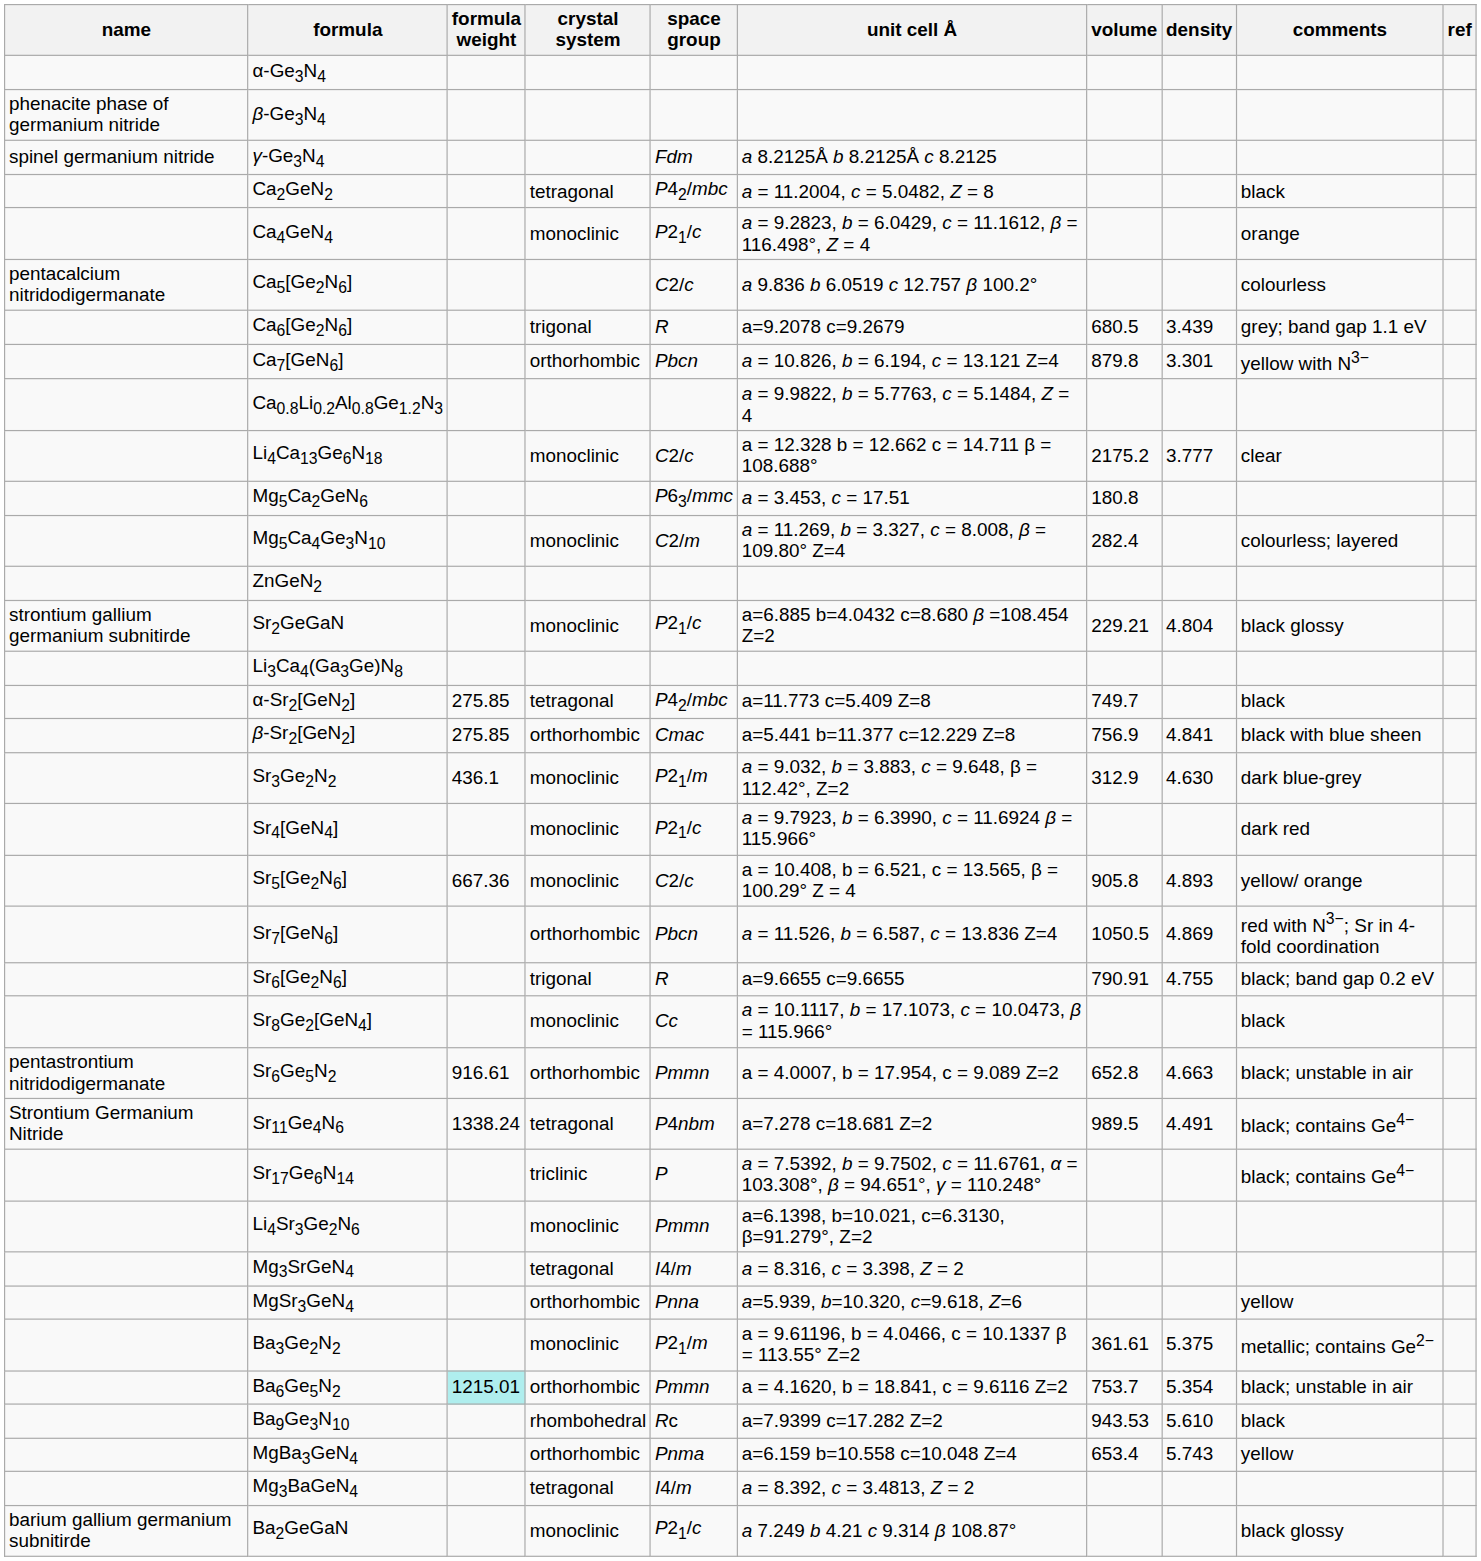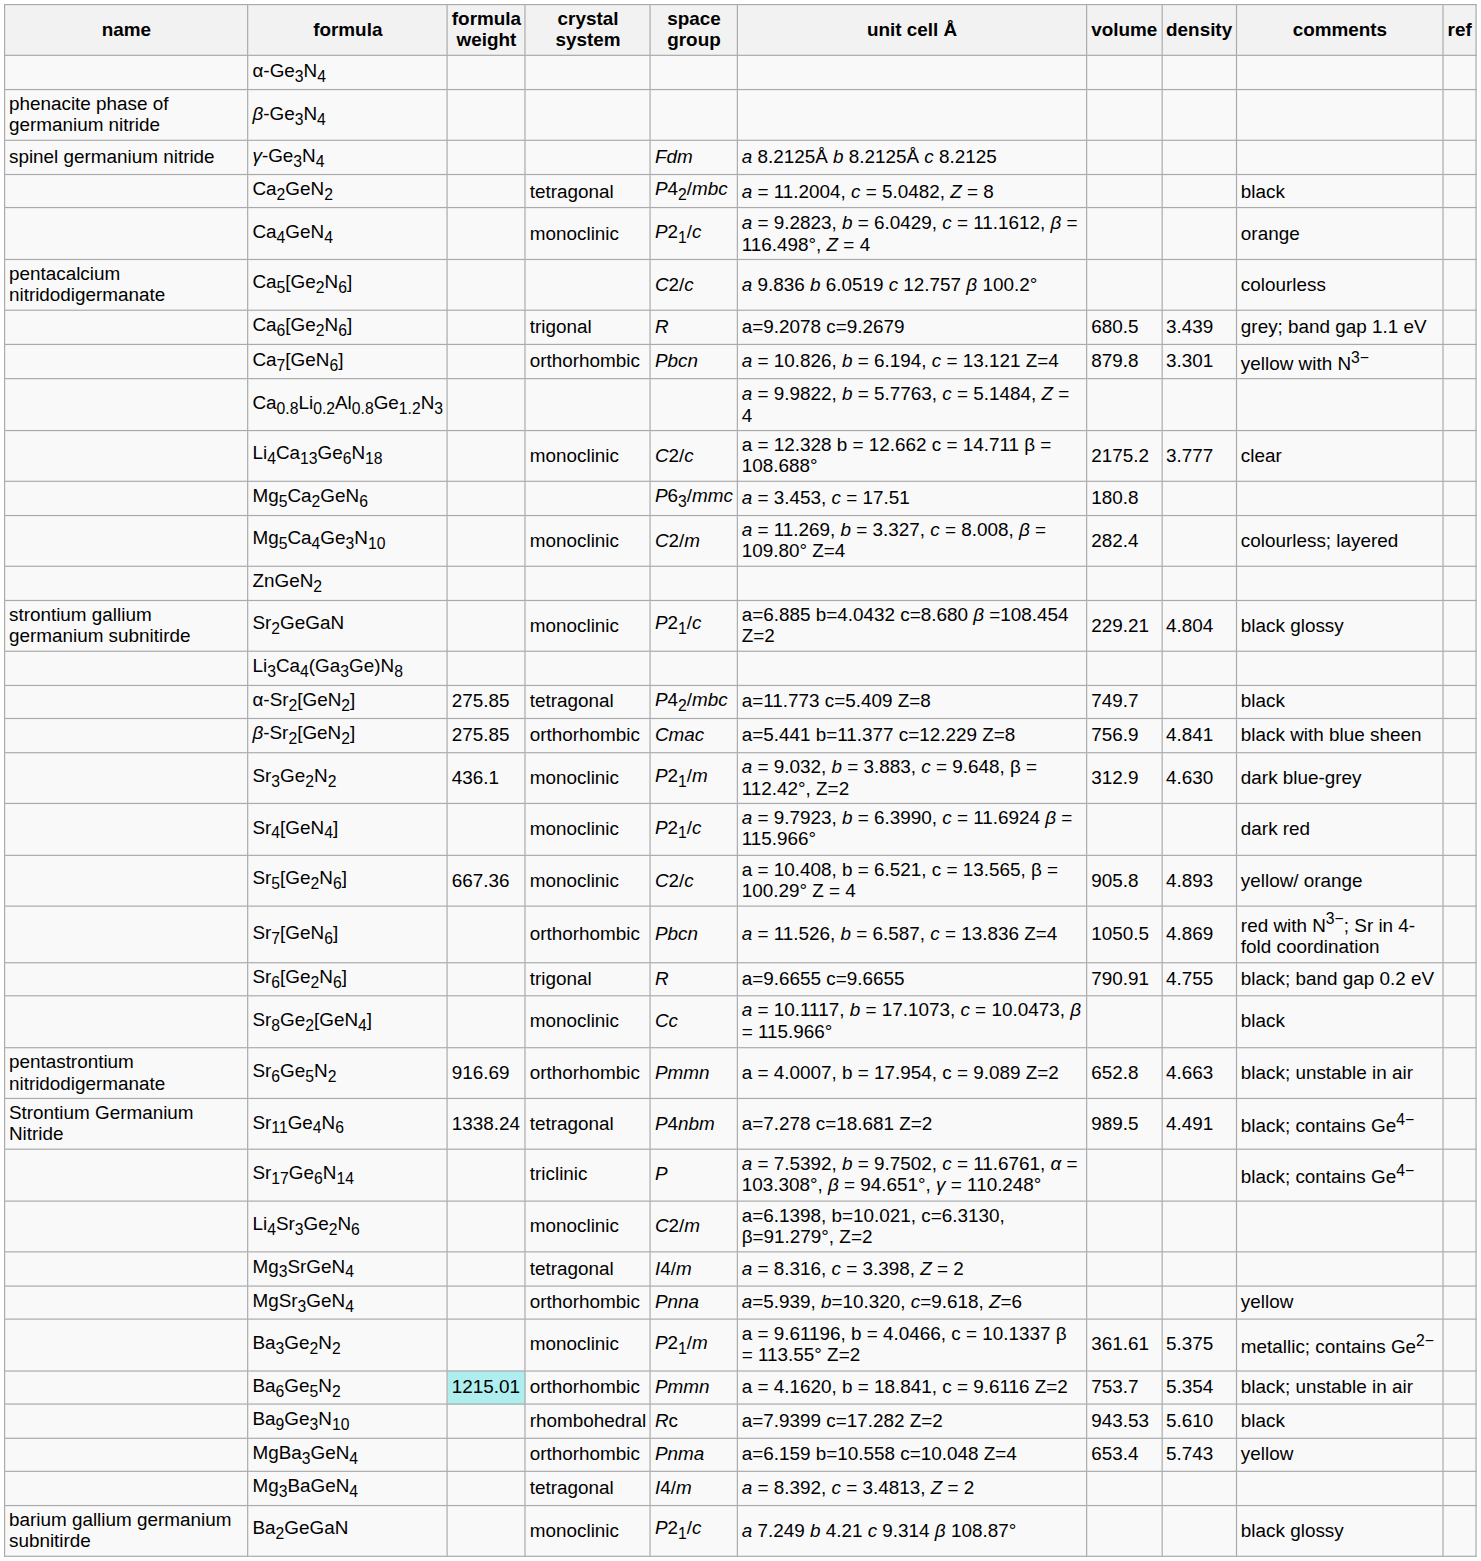(481, 1072) 916.61 -> (481, 1072) 916.69
(682, 1226) Pmmn -> (678, 1226) C2/m
